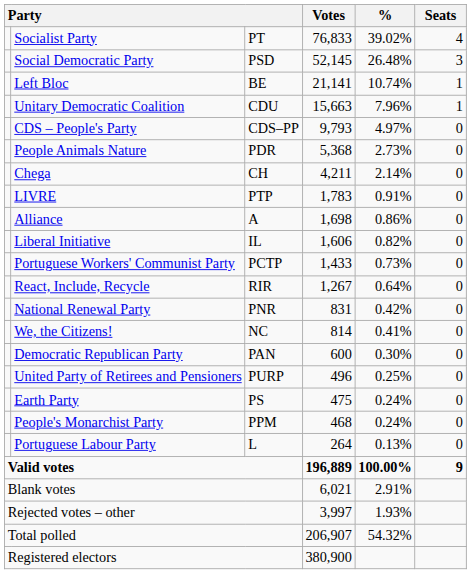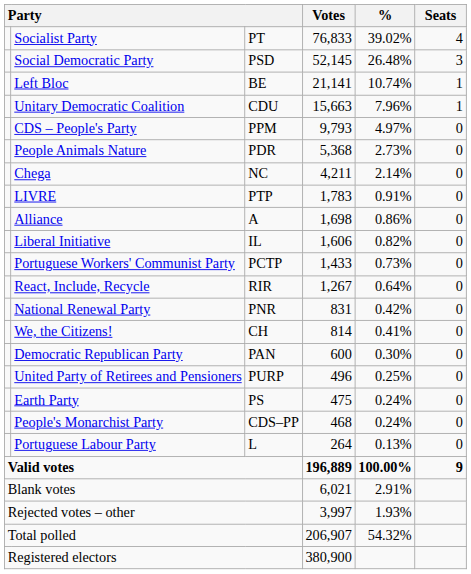(274, 128) CDS–PP -> (263, 128) PPM
(258, 173) CH -> (258, 173) NC
(258, 331) NC -> (258, 331) CH
(263, 422) PPM -> (274, 422) CDS–PP
